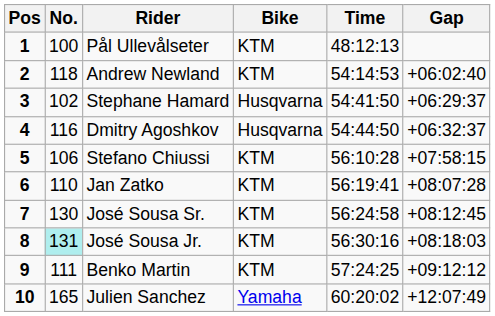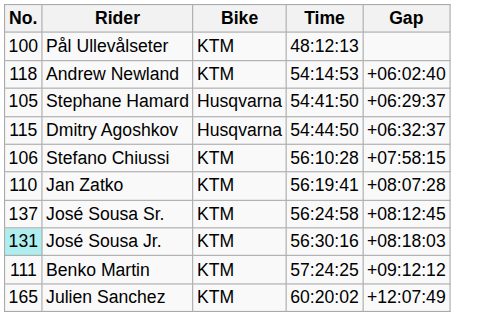- column: (25, 18)
(64, 102) 102 -> (23, 102) 105
(64, 130) 116 -> (23, 130) 115
(64, 213) 130 -> (23, 213) 137
(270, 297) Yamaha -> (216, 297) KTM
